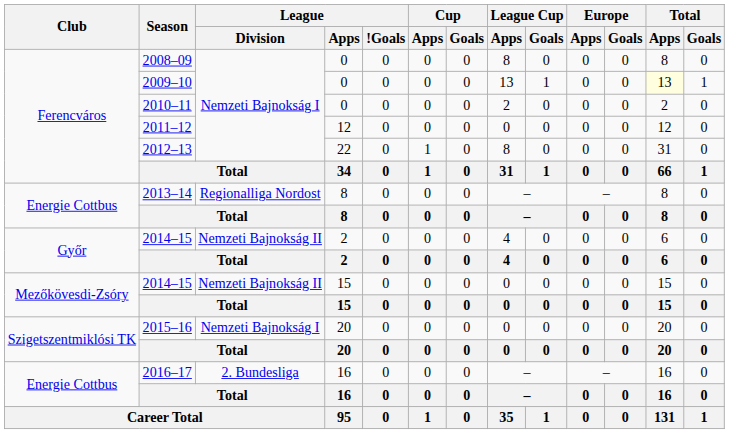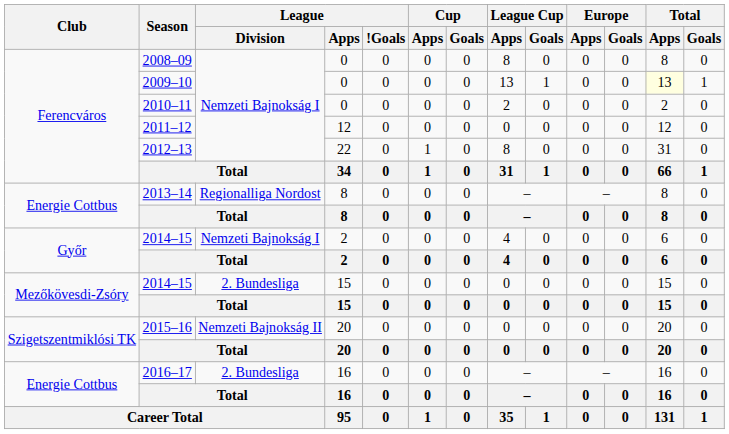(260, 238) Nemzeti Bajnokság II -> (260, 238) Nemzeti Bajnokság I
(260, 283) Nemzeti Bajnokság II -> (260, 283) 2. Bundesliga
(260, 328) Nemzeti Bajnokság I -> (260, 328) Nemzeti Bajnokság II
